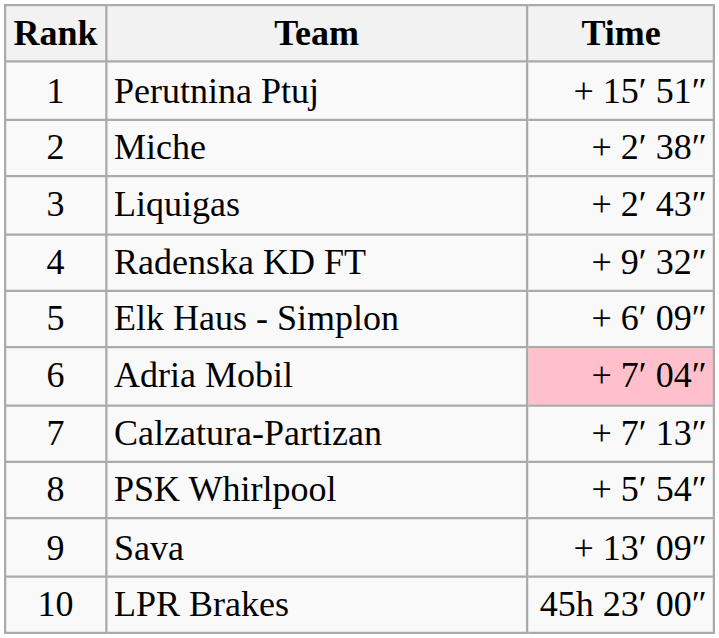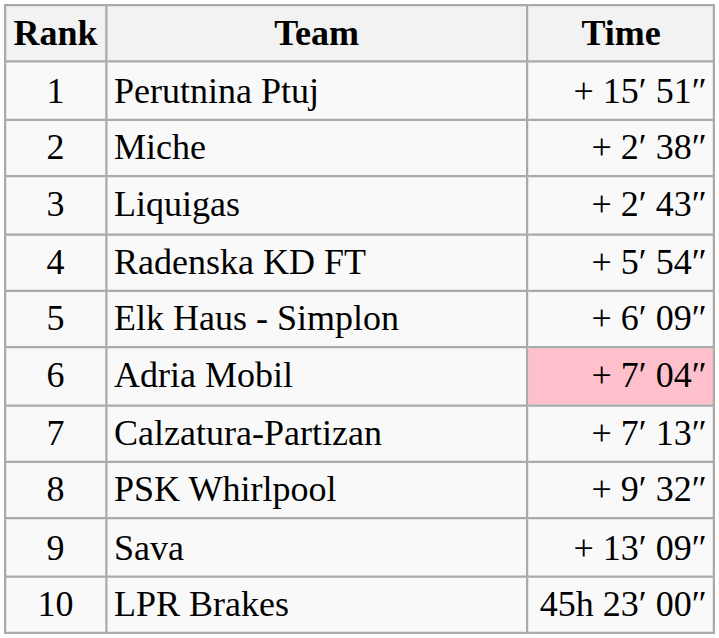(649, 261) + 9′ 32″ -> (649, 261) + 5′ 54″
(649, 489) + 5′ 54″ -> (649, 489) + 9′ 32″
